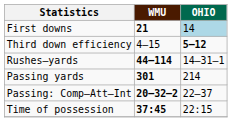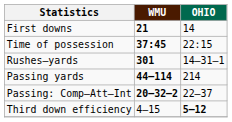(189, 29) lightblue background -> (189, 29) no background
rows swapped: (69, 45) <-> (60, 109)
(154, 61) 44–114 -> (145, 61) 301
(145, 77) 301 -> (154, 77) 44–114
